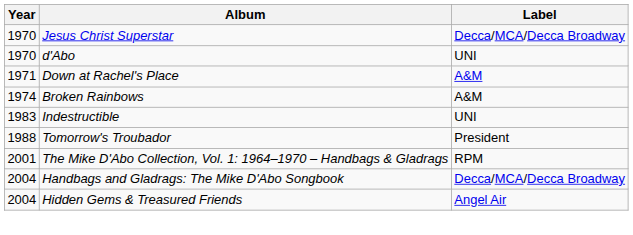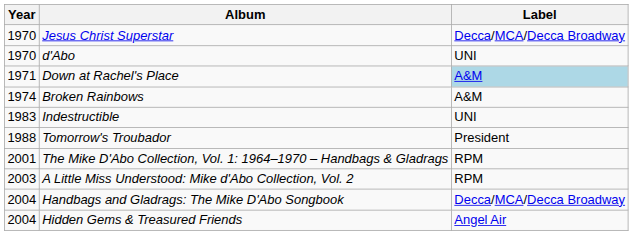(468, 76) no background -> (468, 76) lightblue background
+ row: (198, 179)
